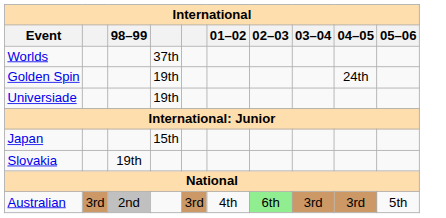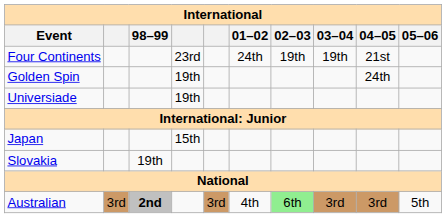- row: (28, 56)
+ row: (54, 56)
(129, 202) normal -> (150, 202) bold
